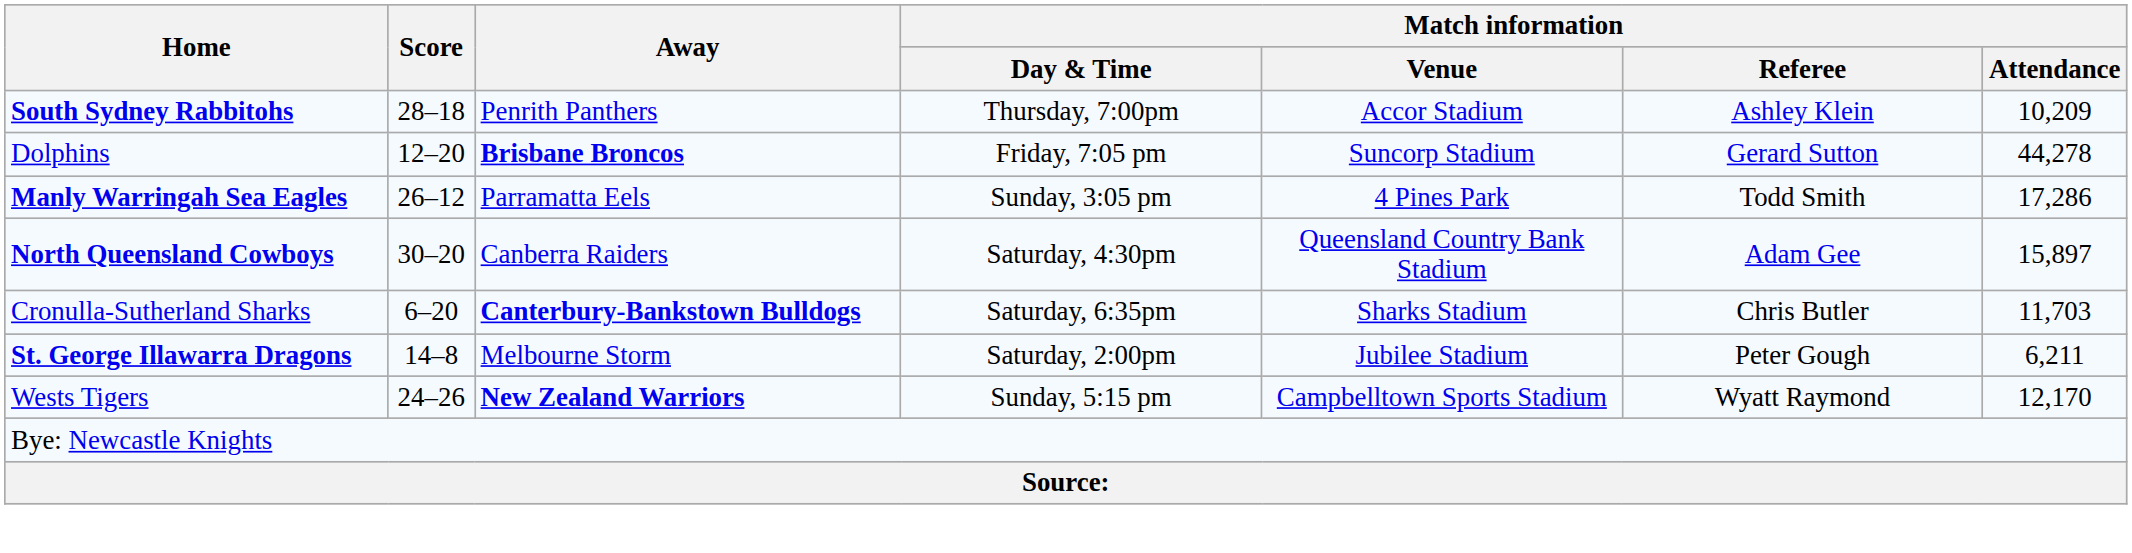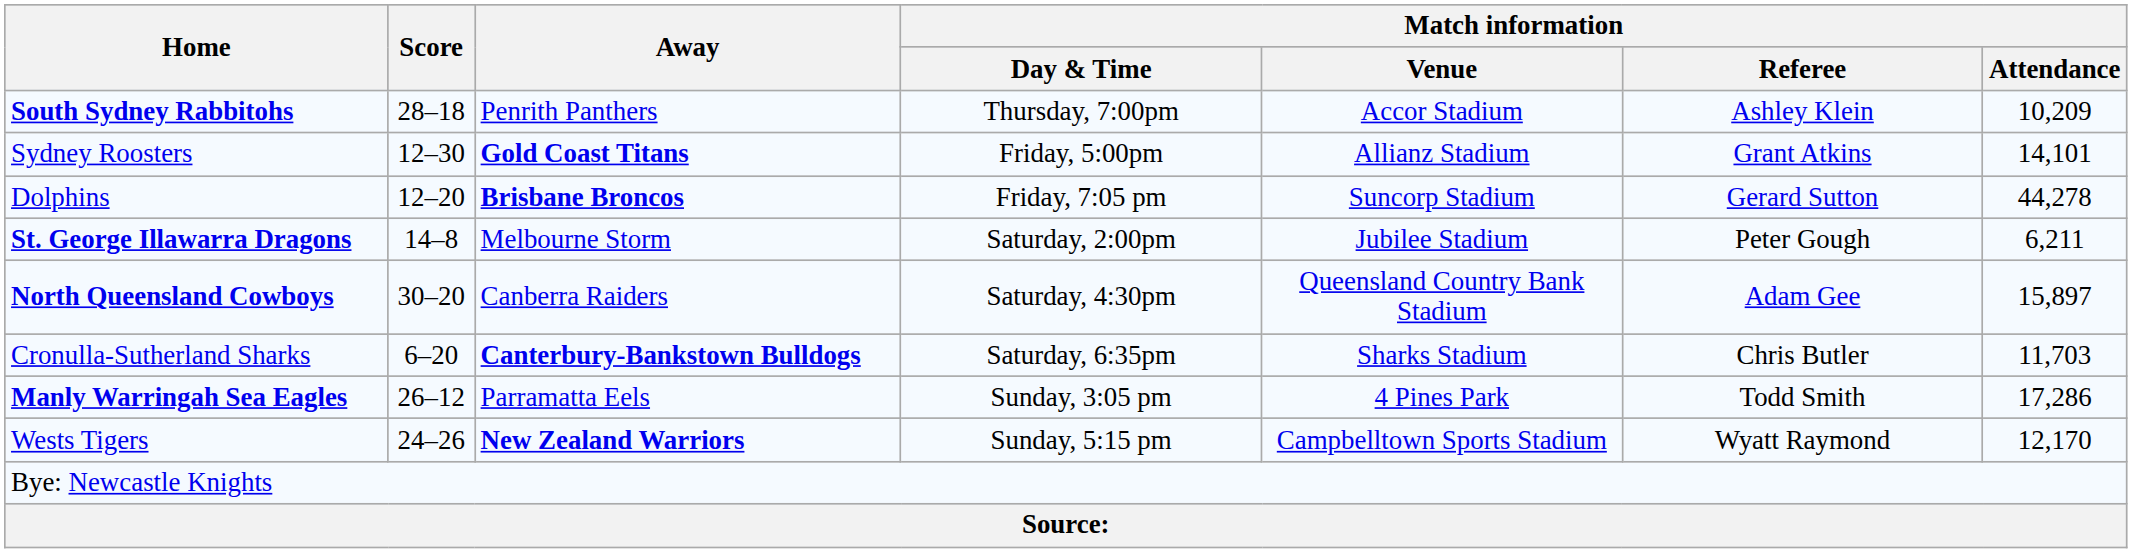+ row: (102, 153)
rows swapped: (181, 354) <-> (179, 196)
